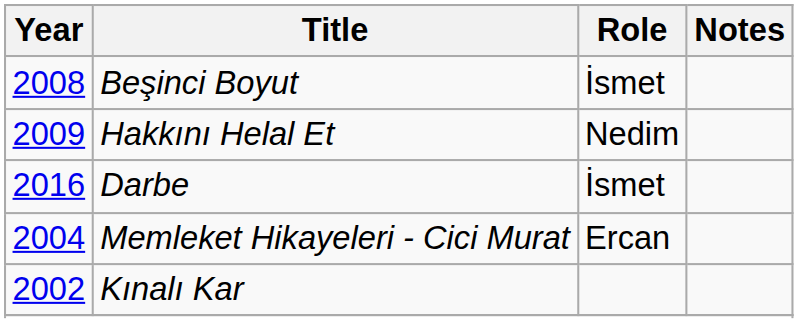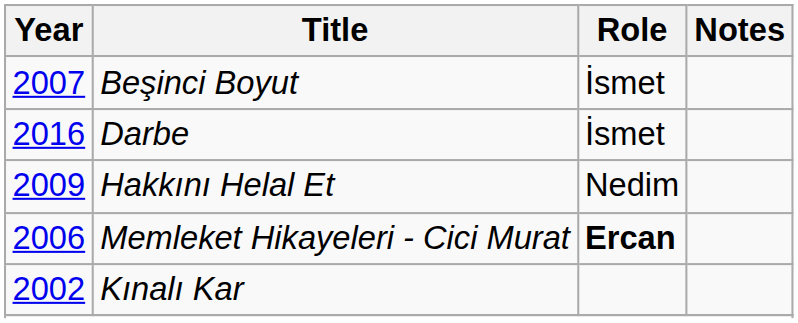(49, 82) 2008 -> (49, 82) 2007
rows swapped: (217, 133) <-> (145, 185)
(49, 237) 2004 -> (49, 237) 2006
(628, 237) normal -> (630, 237) bold
